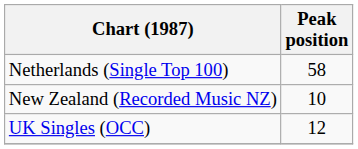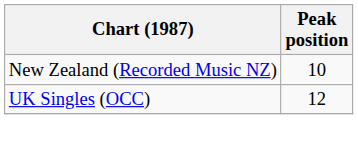- row: (119, 69)
